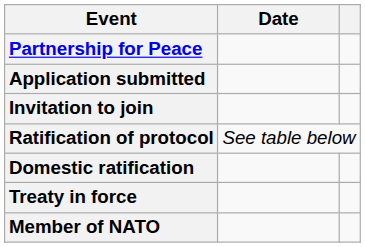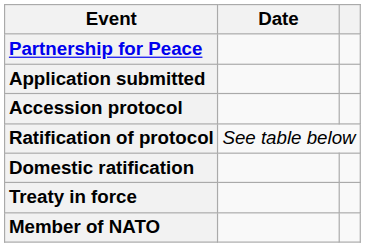- row: (81, 108)
+ row: (96, 108)
